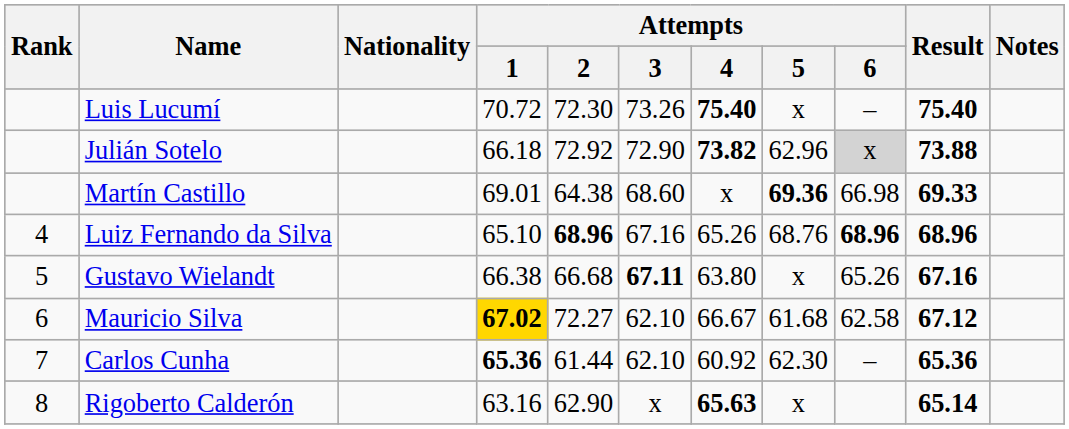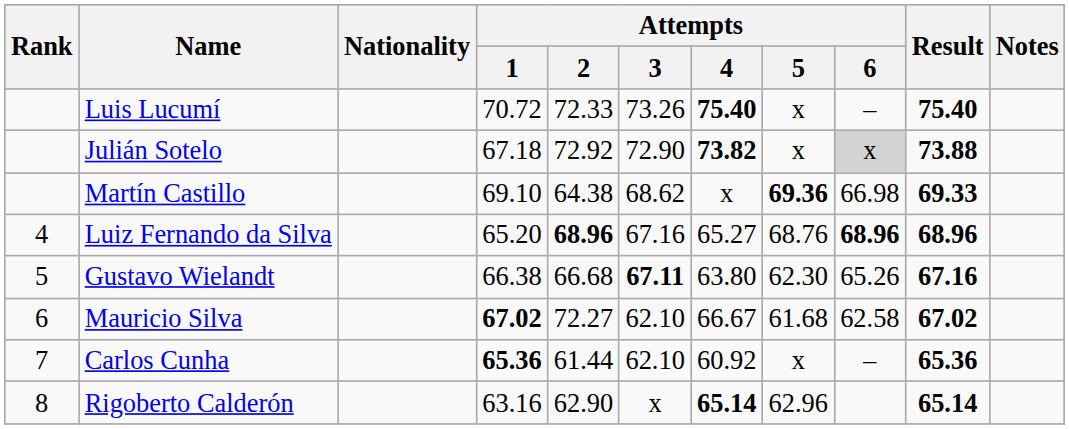(584, 109) 72.30 -> (584, 109) 72.33
(512, 151) 66.18 -> (512, 151) 67.18
(798, 151) 62.96 -> (798, 151) x
(512, 192) 69.01 -> (512, 192) 69.10
(655, 192) 68.60 -> (655, 192) 68.62
(512, 234) 65.10 -> (512, 234) 65.20
(727, 234) 65.26 -> (727, 234) 65.27
(798, 276) x -> (798, 276) 62.30
(512, 318) gold background -> (512, 318) no background
(948, 318) 67.12 -> (948, 318) 67.02
(798, 360) 62.30 -> (798, 360) x
(727, 402) 65.63 -> (727, 402) 65.14
(798, 402) x -> (798, 402) 62.96
